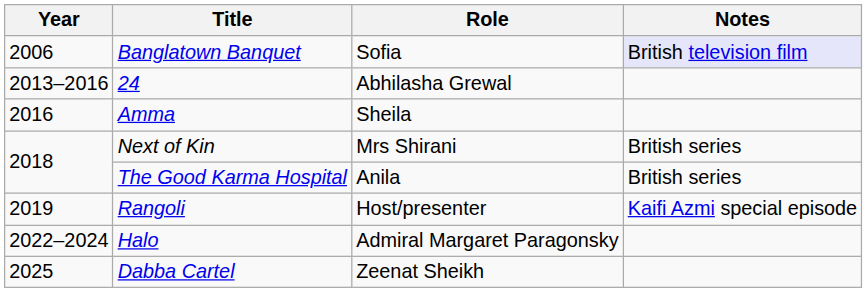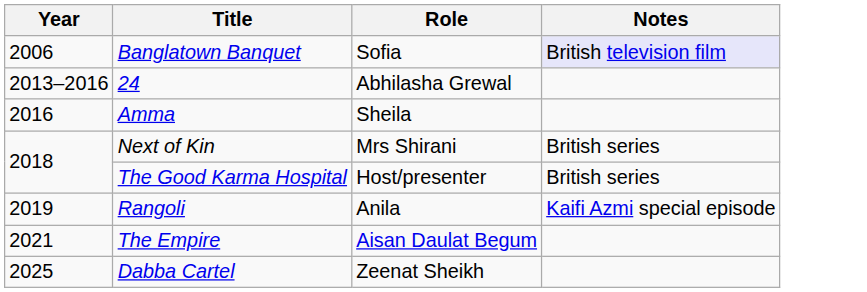(378, 177) Anila -> (421, 177) Host/presenter
(421, 209) Host/presenter -> (378, 209) Anila
+ row: (169, 240)
- row: (138, 240)
